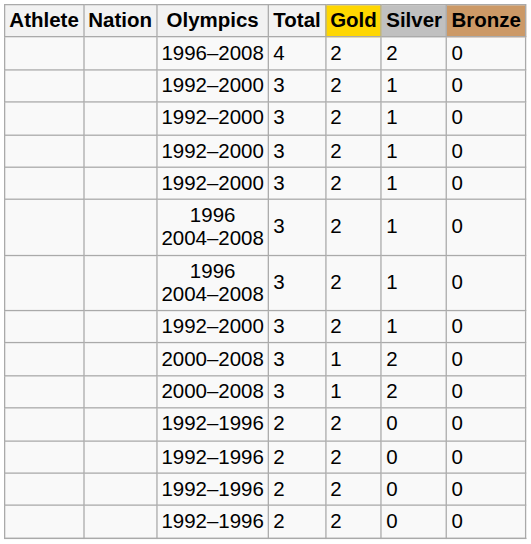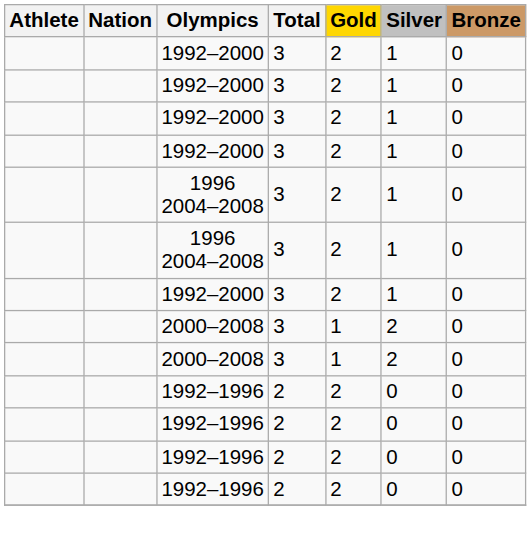- row: (213, 53)
